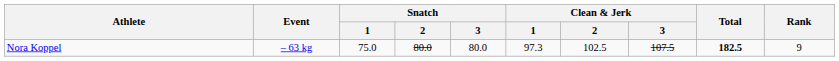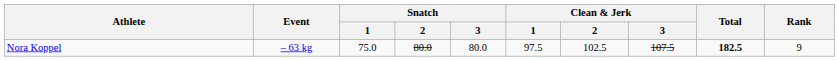(533, 48) 97.3 -> (533, 48) 97.5
